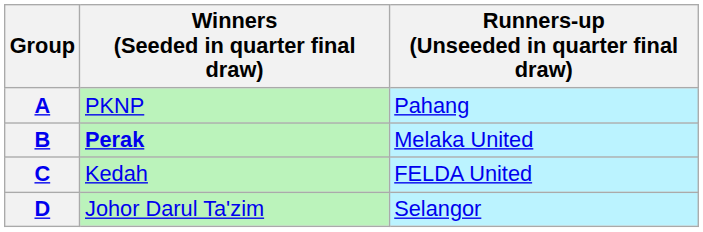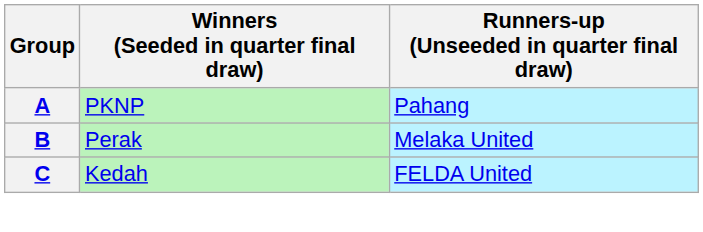(115, 139) bold -> (113, 139) normal
- row: (42, 208)
